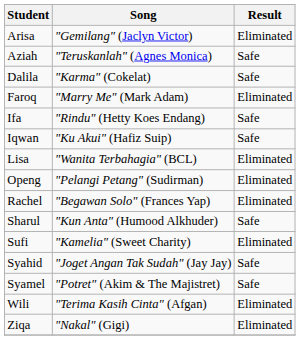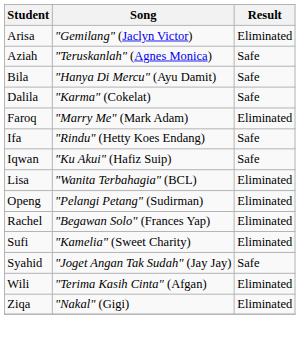+ row: (18, 77)
- row: (24, 221)
- row: (26, 283)
